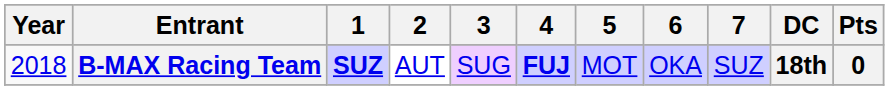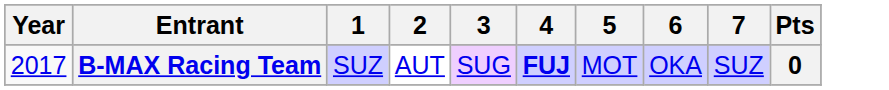- column: (801, 25)
(39, 65) 2018 -> (39, 65) 2017
(358, 65) bold -> (358, 65) normal
